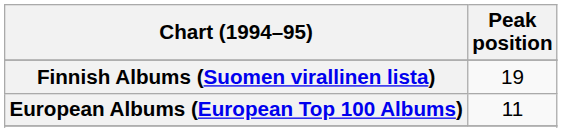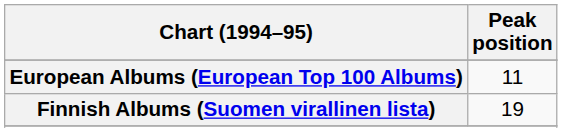rows swapped: (236, 109) <-> (236, 76)
